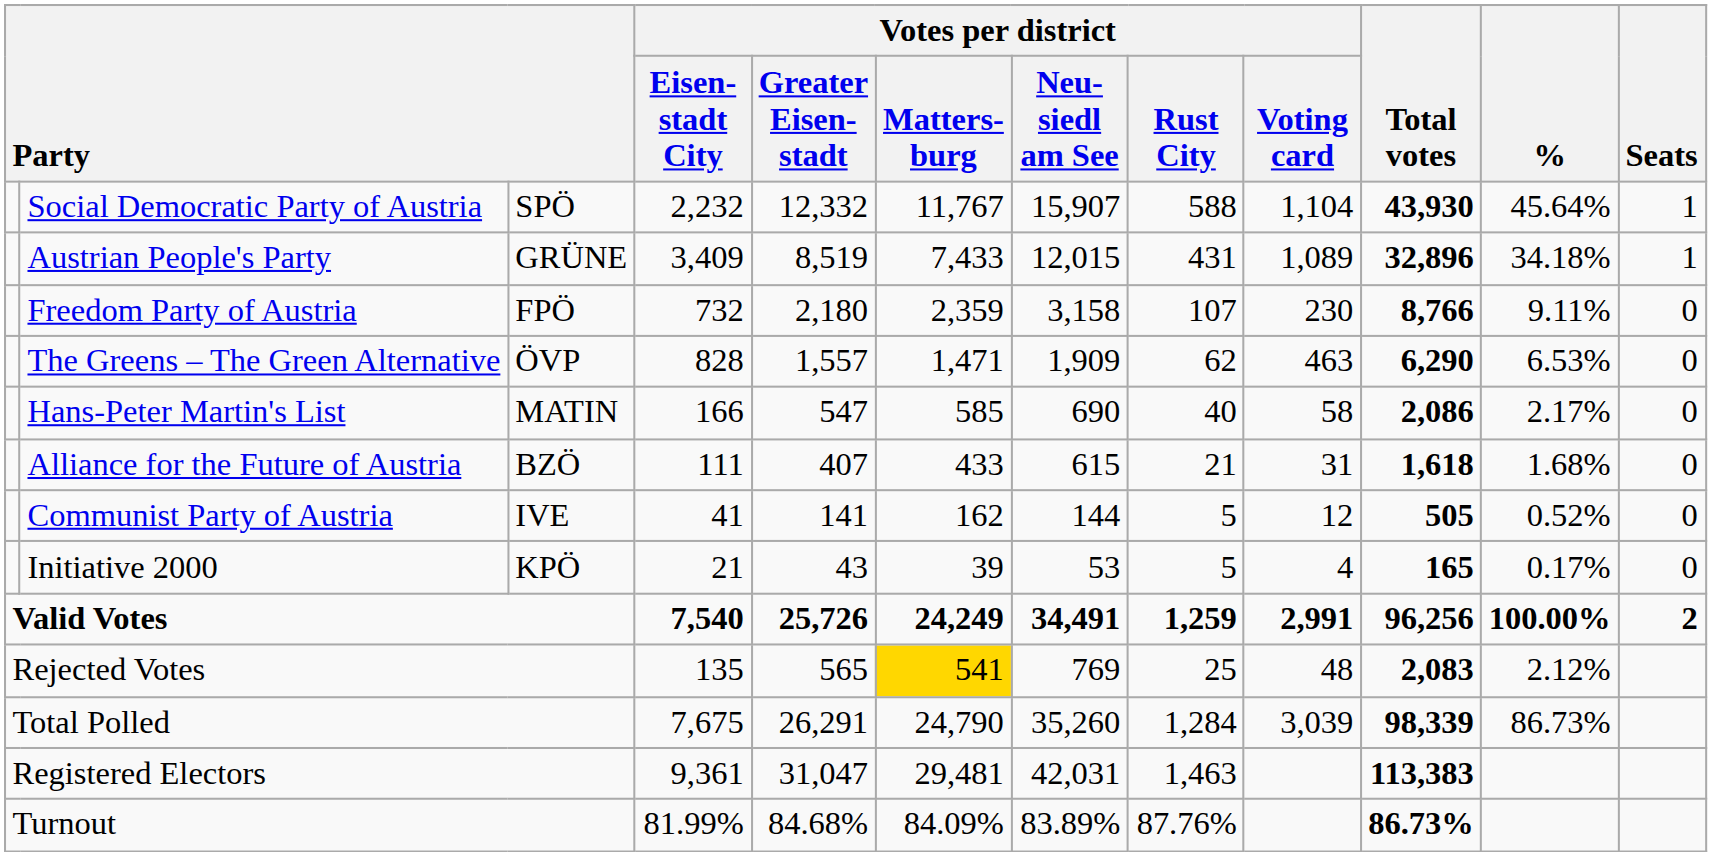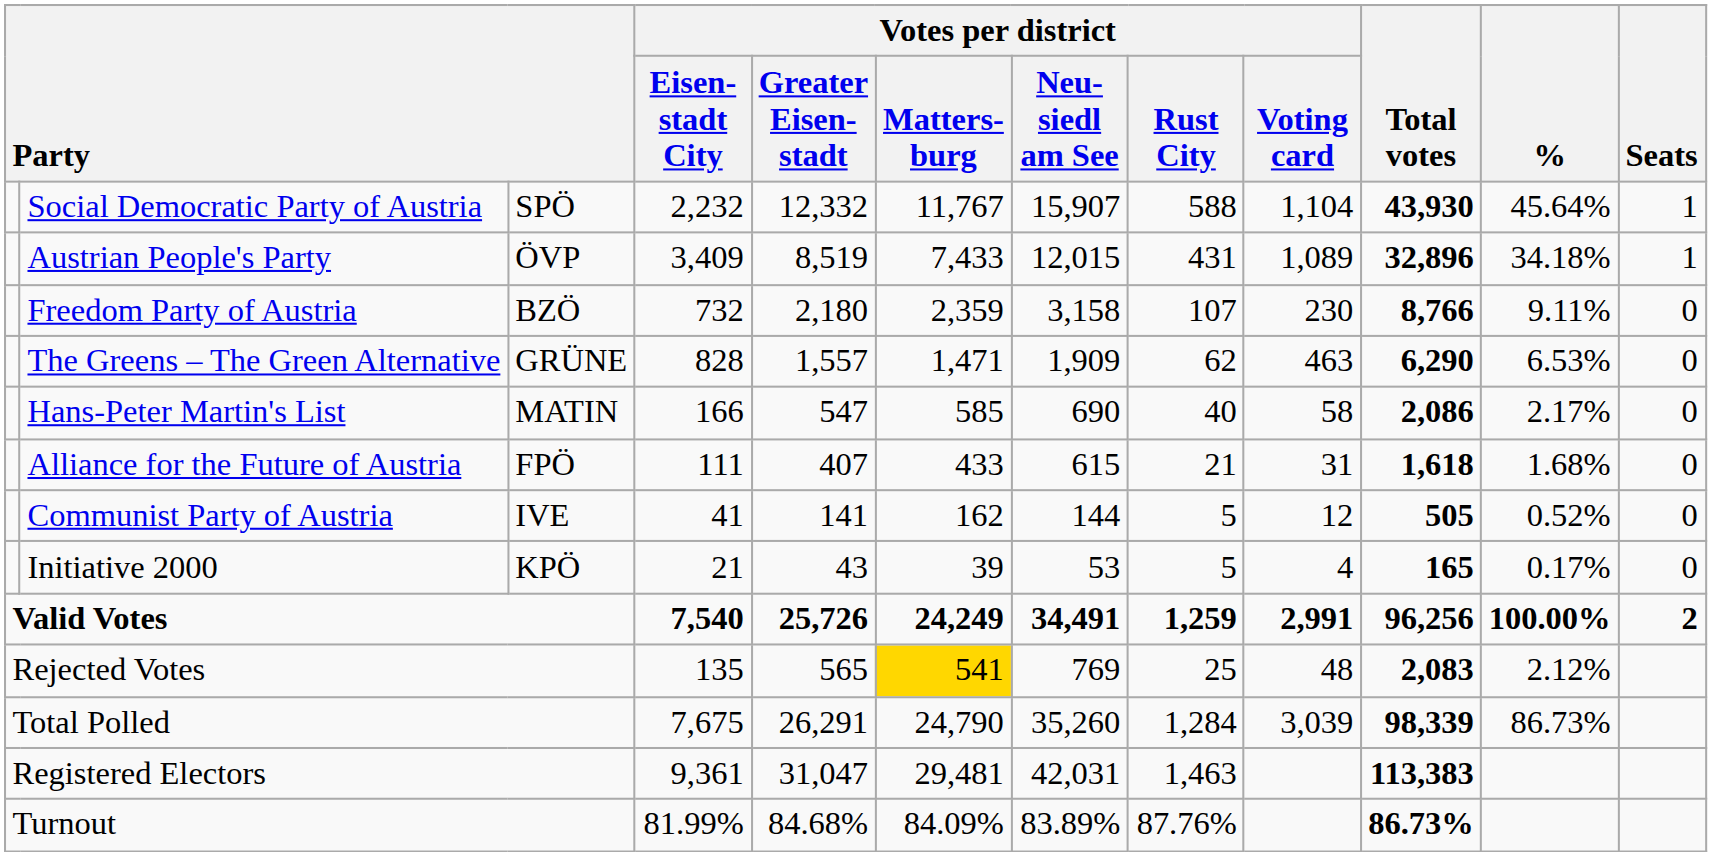(571, 257) GRÜNE -> (548, 257) ÖVP
(545, 309) FPÖ -> (548, 309) BZÖ
(548, 360) ÖVP -> (571, 360) GRÜNE
(548, 463) BZÖ -> (545, 463) FPÖ
